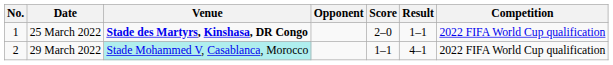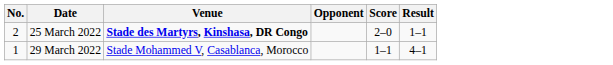- column: (522, 13)
(16, 32) 1 -> (16, 32) 2
(16, 50) 2 -> (16, 50) 1
(207, 50) paleturquoise background -> (207, 50) no background
